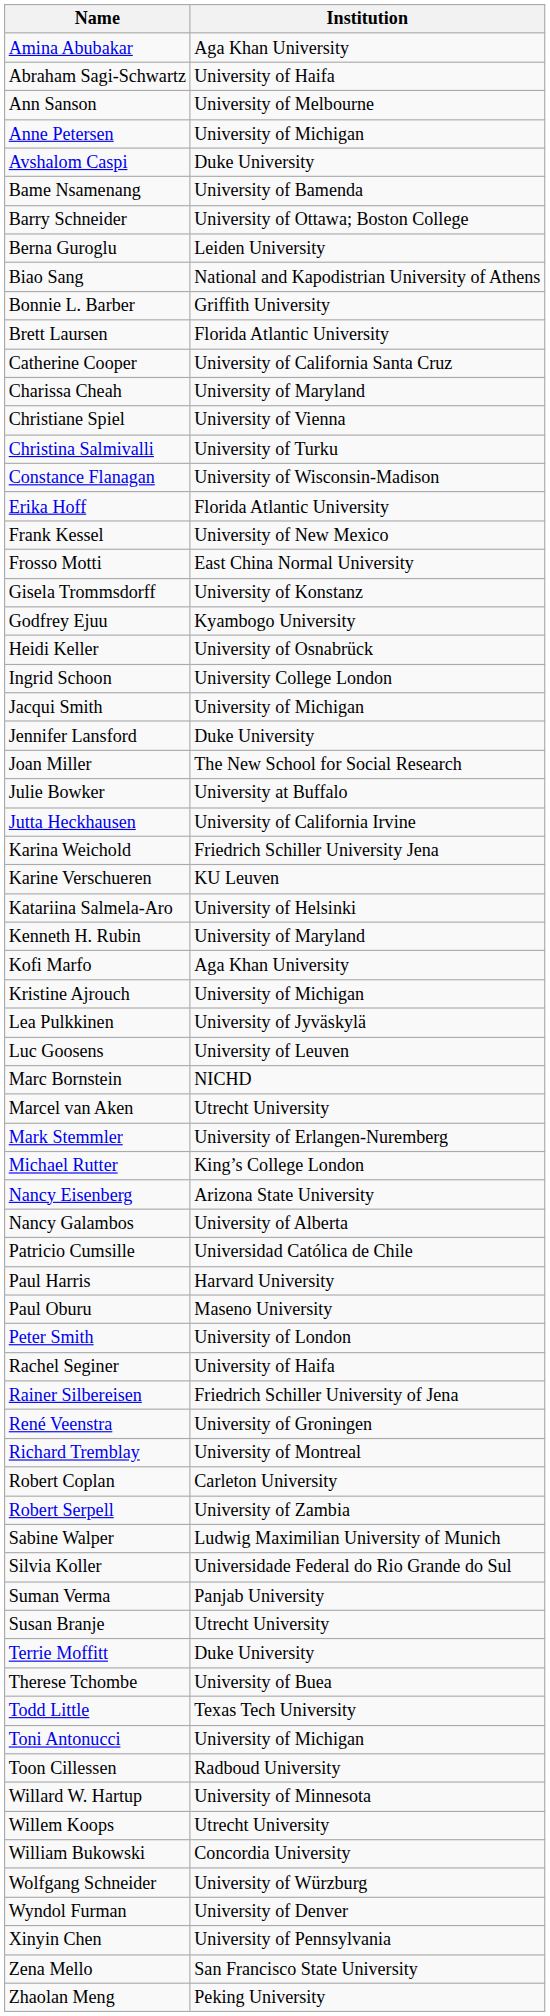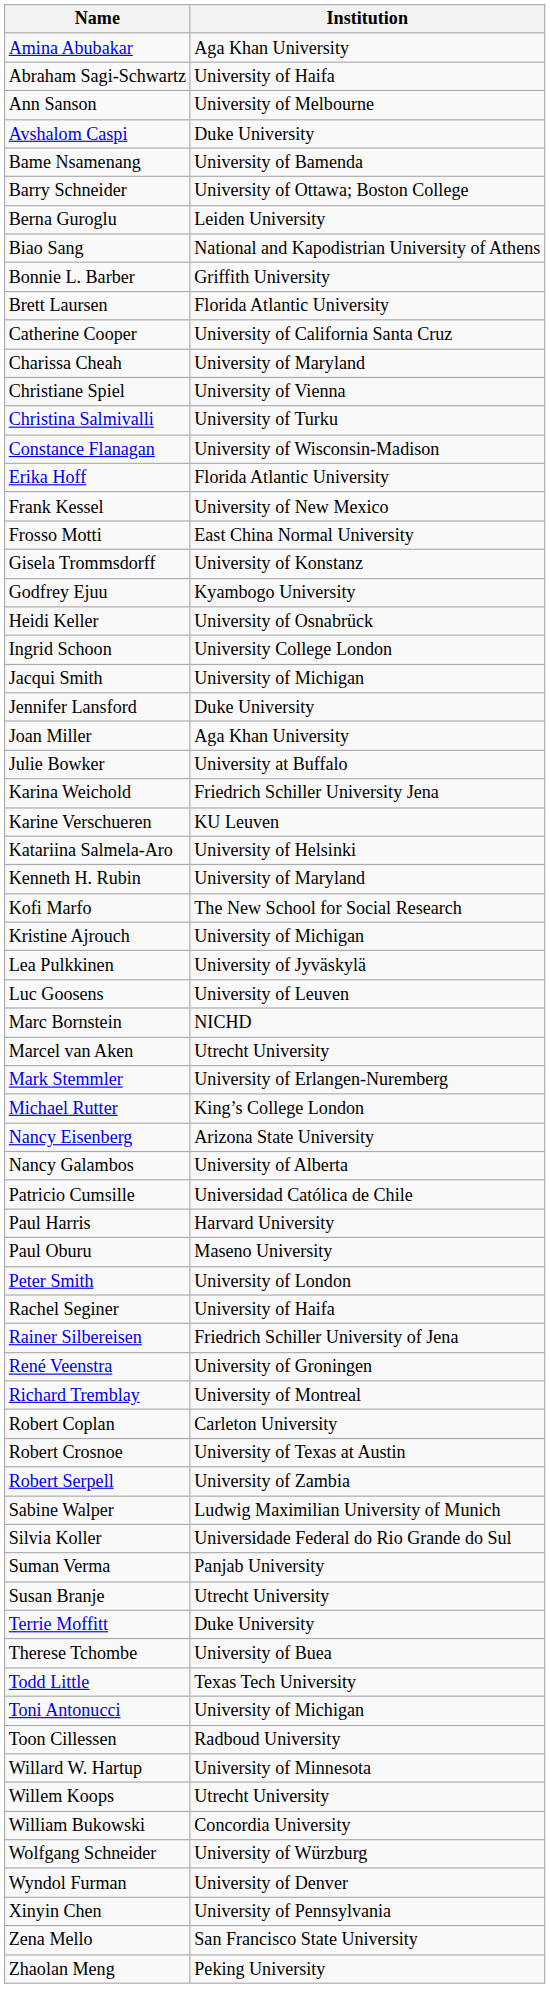- row: (61, 133)
(328, 764) The New School for Social Research -> (272, 735) Aga Khan University
- row: (72, 821)
(272, 965) Aga Khan University -> (328, 907) The New School for Social Research
+ row: (66, 1452)
